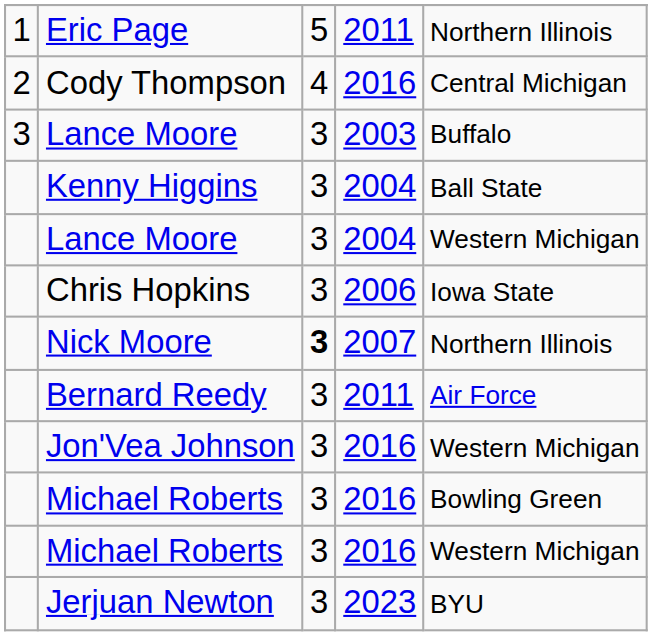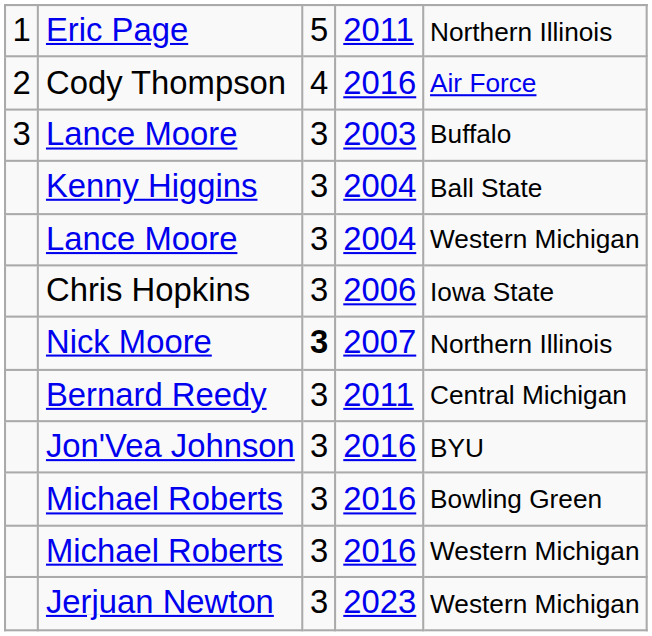(528, 83) Central Michigan -> (483, 83) Air Force
(483, 395) Air Force -> (528, 395) Central Michigan
(535, 447) Western Michigan -> (457, 447) BYU
(457, 603) BYU -> (535, 603) Western Michigan
